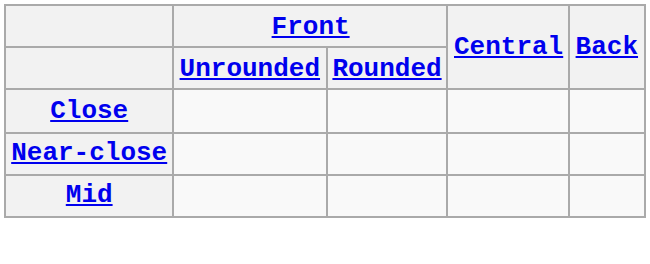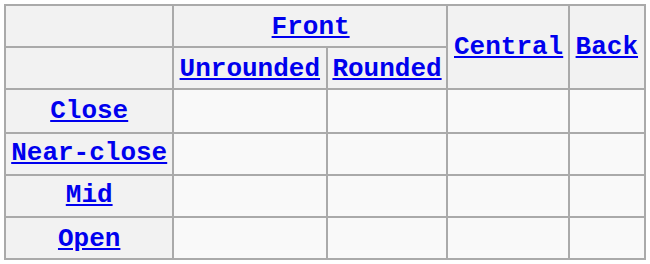+ row: (89, 238)
